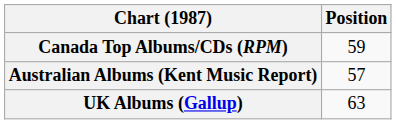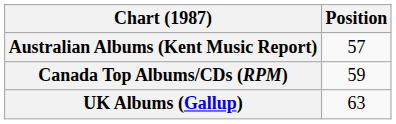rows swapped: (163, 75) <-> (163, 47)
